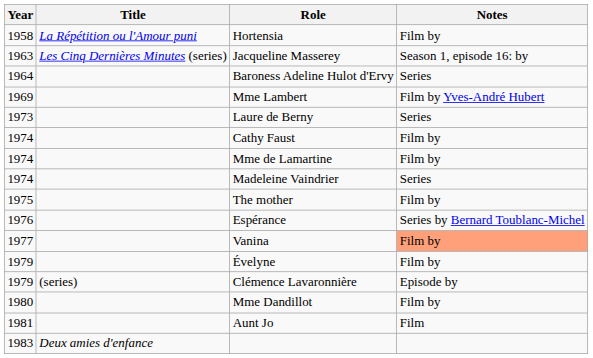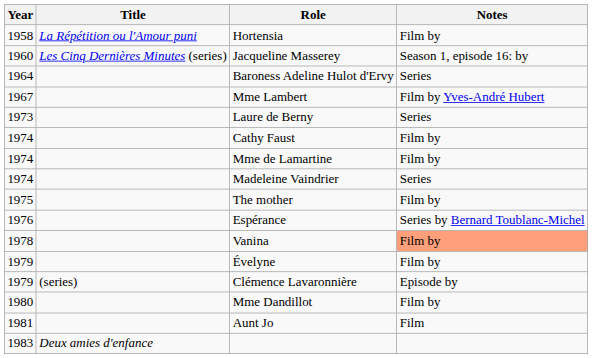(20, 55) 1963 -> (20, 55) 1960
(20, 96) 1969 -> (20, 96) 1967
(20, 240) 1977 -> (20, 240) 1978
